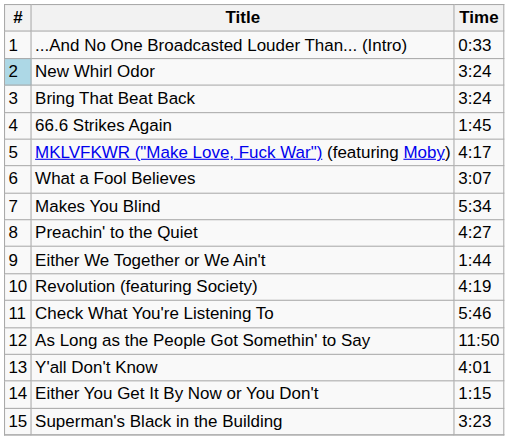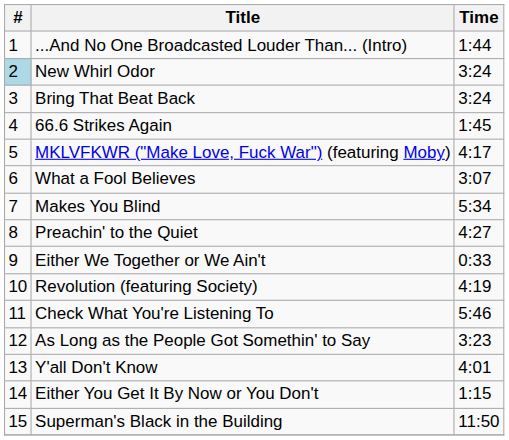(475, 44) 0:33 -> (475, 44) 1:44
(475, 260) 1:44 -> (475, 260) 0:33
(479, 340) 11:50 -> (475, 340) 3:23
(475, 421) 3:23 -> (479, 421) 11:50
